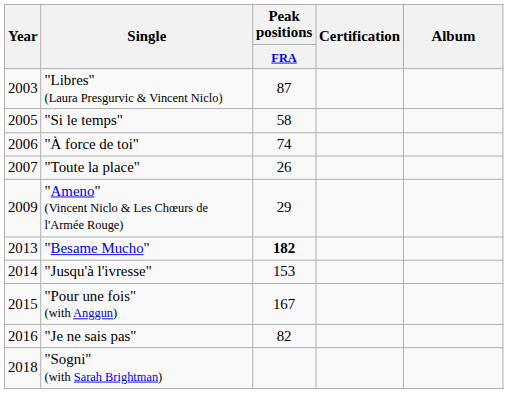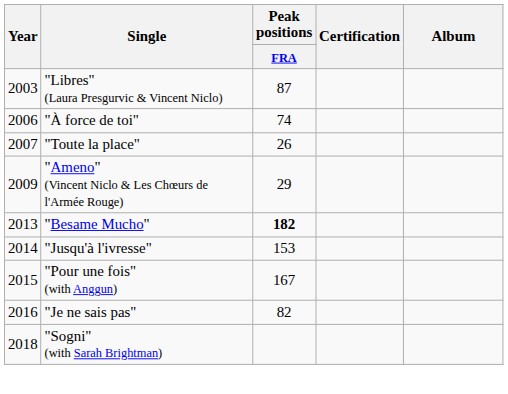- row: (84, 120)
